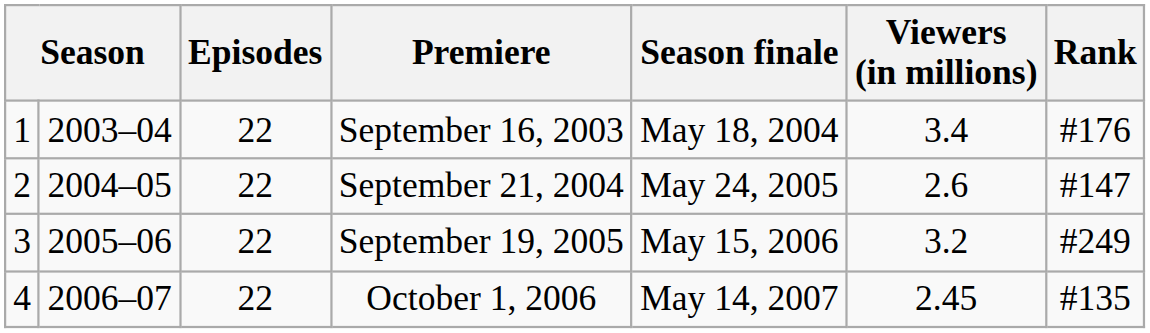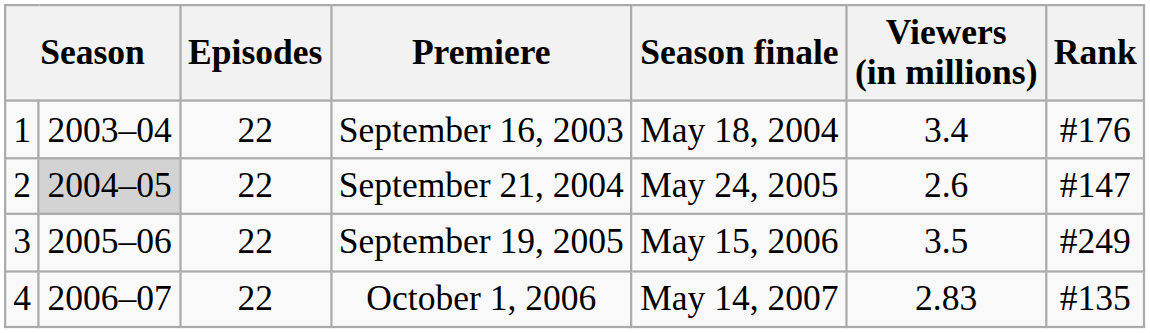(110, 185) no background -> (110, 185) lightgrey background
(946, 241) 3.2 -> (946, 241) 3.5
(946, 297) 2.45 -> (946, 297) 2.83
